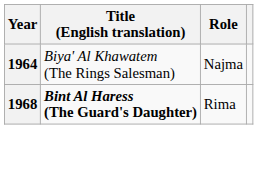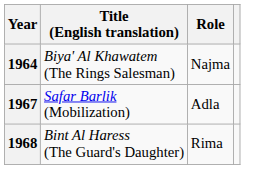+ row: (23, 104)
(121, 104) bold -> (114, 144) normal
